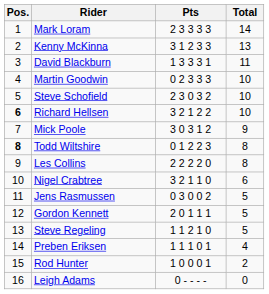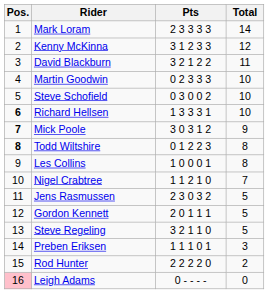(245, 46) 13 -> (245, 46) 12
(191, 63) 1 3 3 3 1 -> (191, 63) 3 2 1 2 2
(191, 96) 2 3 0 3 2 -> (191, 96) 0 3 0 0 2
(191, 113) 3 2 1 2 2 -> (191, 113) 1 3 3 3 1
(18, 130) normal -> (18, 130) bold
(191, 163) 2 2 2 2 0 -> (191, 163) 1 0 0 0 1
(191, 180) 3 2 1 1 0 -> (191, 180) 1 1 2 1 0
(245, 180) 6 -> (245, 180) 7
(191, 197) 0 3 0 0 2 -> (191, 197) 2 3 0 3 2
(191, 230) 1 1 2 1 0 -> (191, 230) 3 2 1 1 0
(245, 247) 4 -> (245, 247) 3
(191, 264) 1 0 0 0 1 -> (191, 264) 2 2 2 2 0
(18, 280) no background -> (18, 280) pink background
